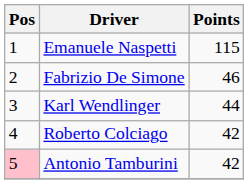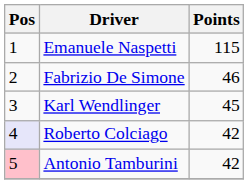(231, 105) 44 -> (231, 105) 45
(13, 134) no background -> (13, 134) lavender background
